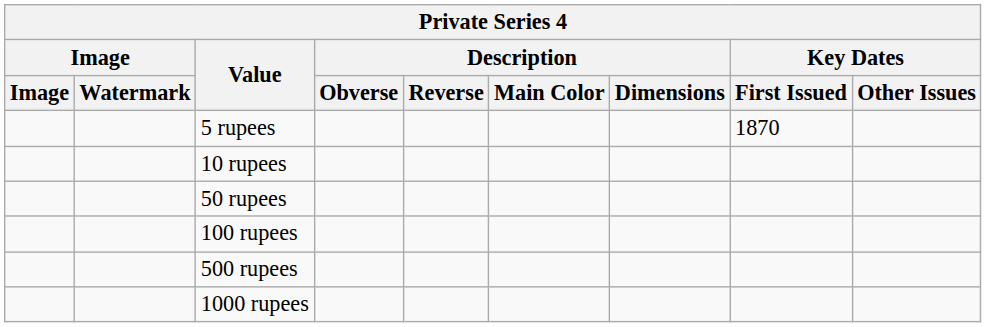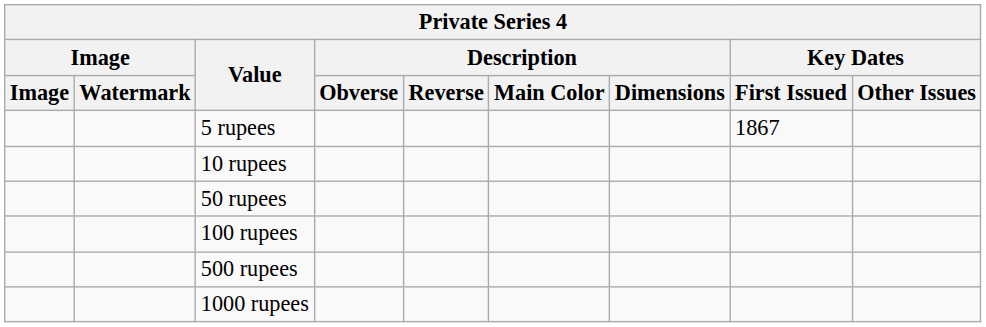(757, 127) 1870 -> (757, 127) 1867
